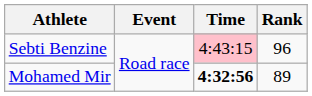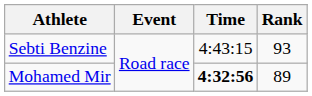(226, 48) pink background -> (226, 48) no background
(282, 48) 96 -> (282, 48) 93
